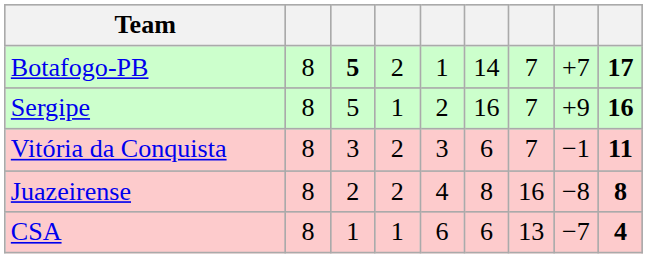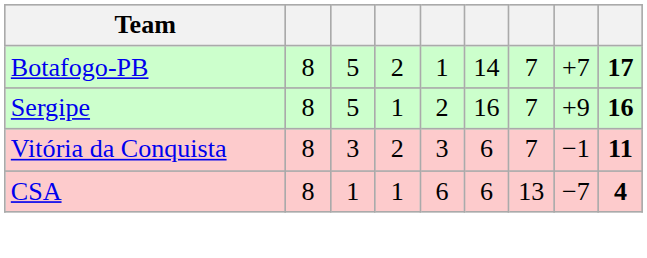(353, 66) bold -> (353, 66) normal
- row: (71, 190)
